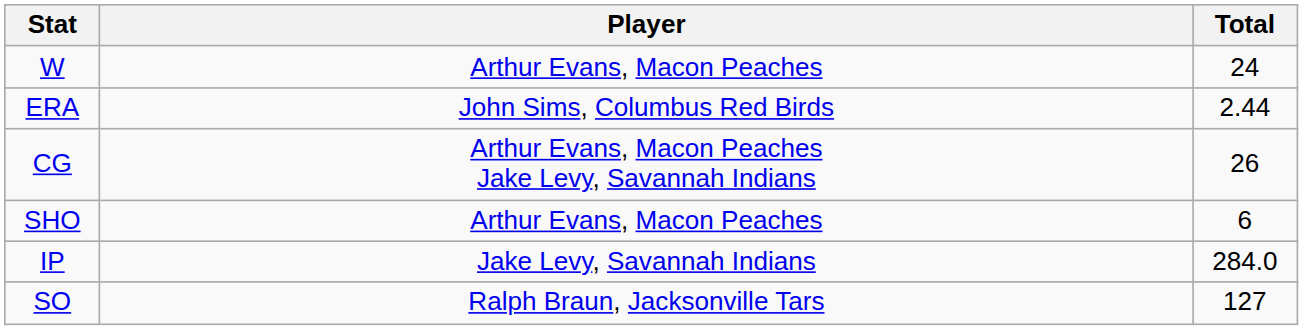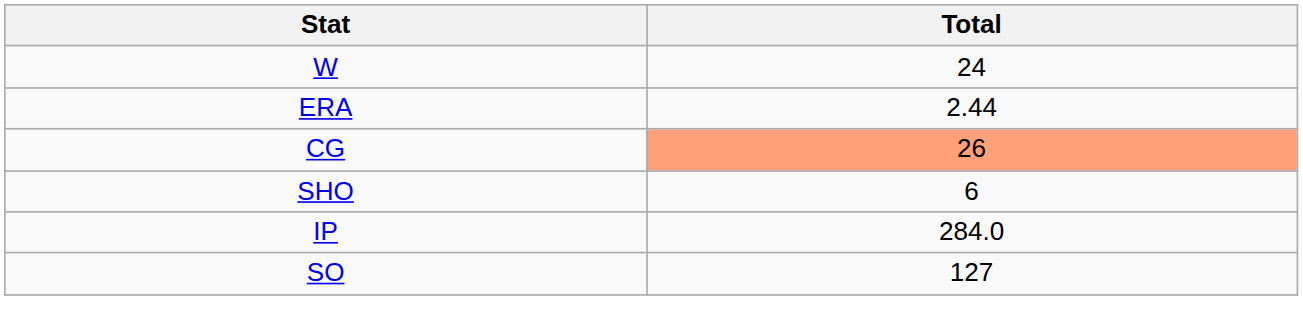- column: (646, 25)
(1245, 163) no background -> (972, 149) lightsalmon background
